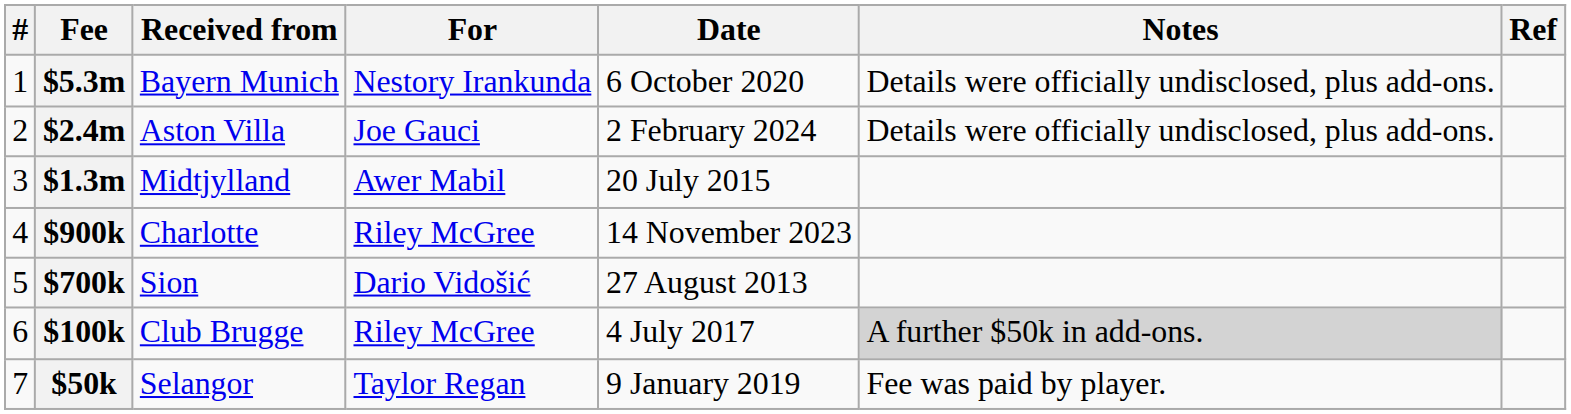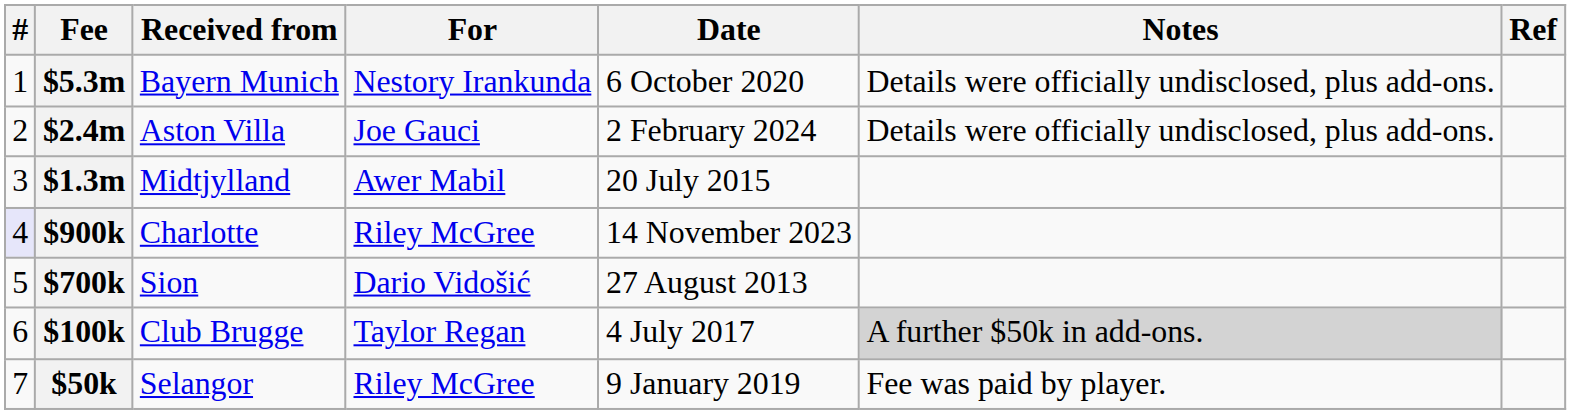(20, 231) no background -> (20, 231) lavender background
(444, 332) Riley McGree -> (439, 332) Taylor Regan
(439, 383) Taylor Regan -> (444, 383) Riley McGree
